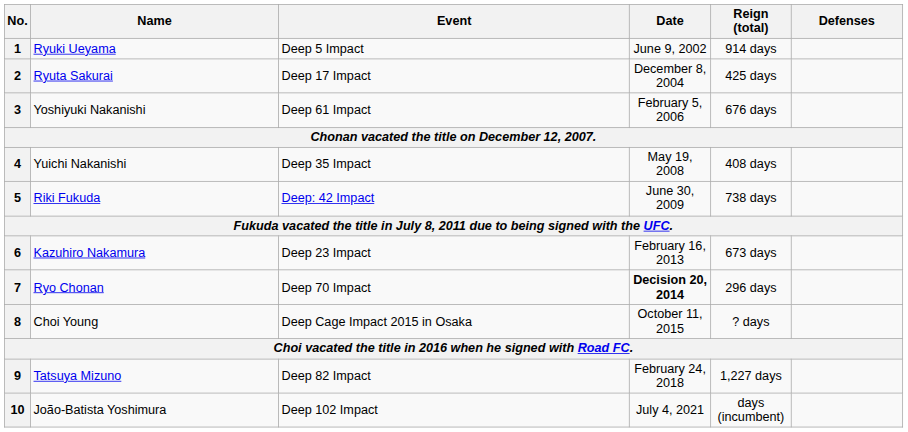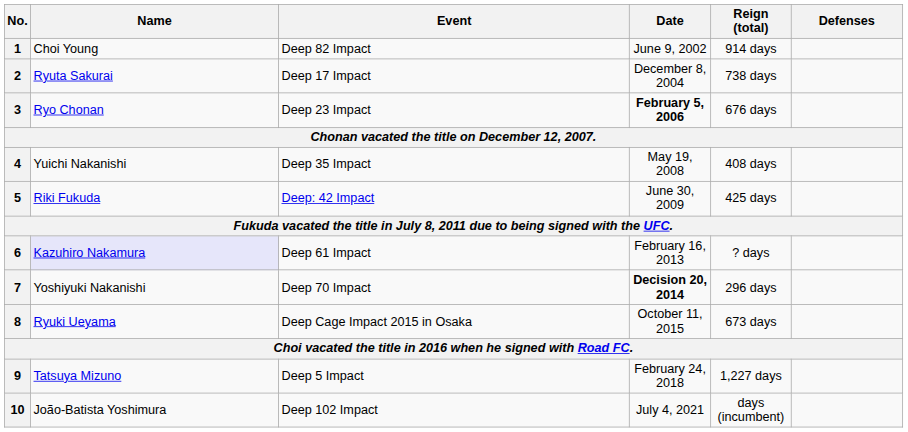(75, 48) Ryuki Ueyama -> (66, 48) Choi Young
(323, 48) Deep 5 Impact -> (326, 48) Deep 82 Impact
(751, 75) 425 days -> (751, 75) 738 days
(89, 110) Yoshiyuki Nakanishi -> (69, 110) Ryo Chonan
(326, 110) Deep 61 Impact -> (326, 110) Deep 23 Impact
(670, 110) normal -> (670, 110) bold
(751, 198) 738 days -> (751, 198) 425 days
(89, 253) no background -> (89, 253) lavender background
(326, 253) Deep 23 Impact -> (326, 253) Deep 61 Impact
(751, 253) 673 days -> (751, 253) ? days
(69, 287) Ryo Chonan -> (89, 287) Yoshiyuki Nakanishi
(66, 321) Choi Young -> (75, 321) Ryuki Ueyama
(751, 321) ? days -> (751, 321) 673 days
(326, 375) Deep 82 Impact -> (323, 375) Deep 5 Impact
